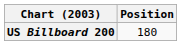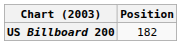(147, 32) 180 -> (147, 32) 182
